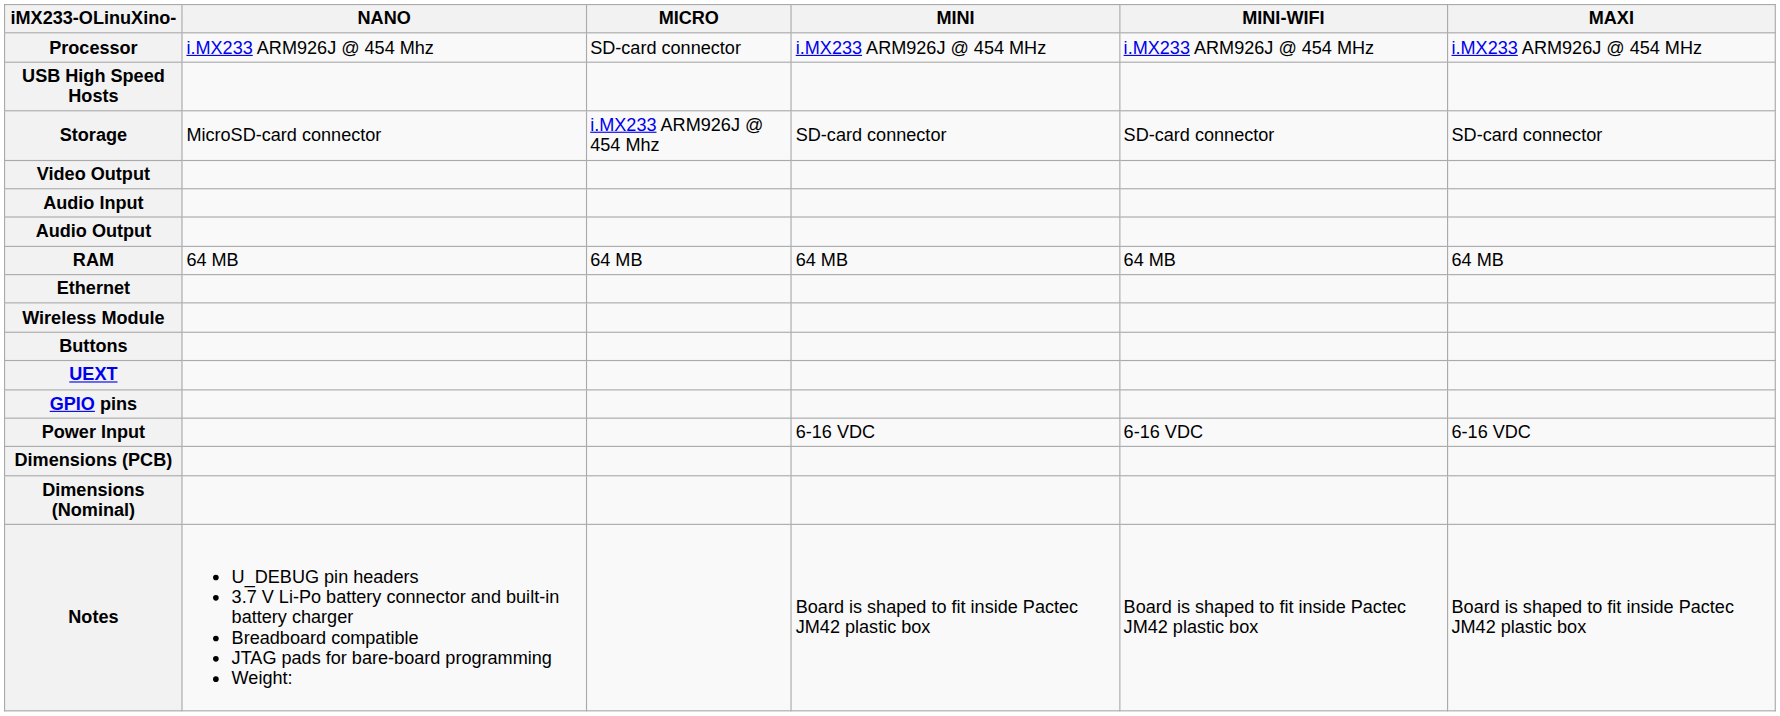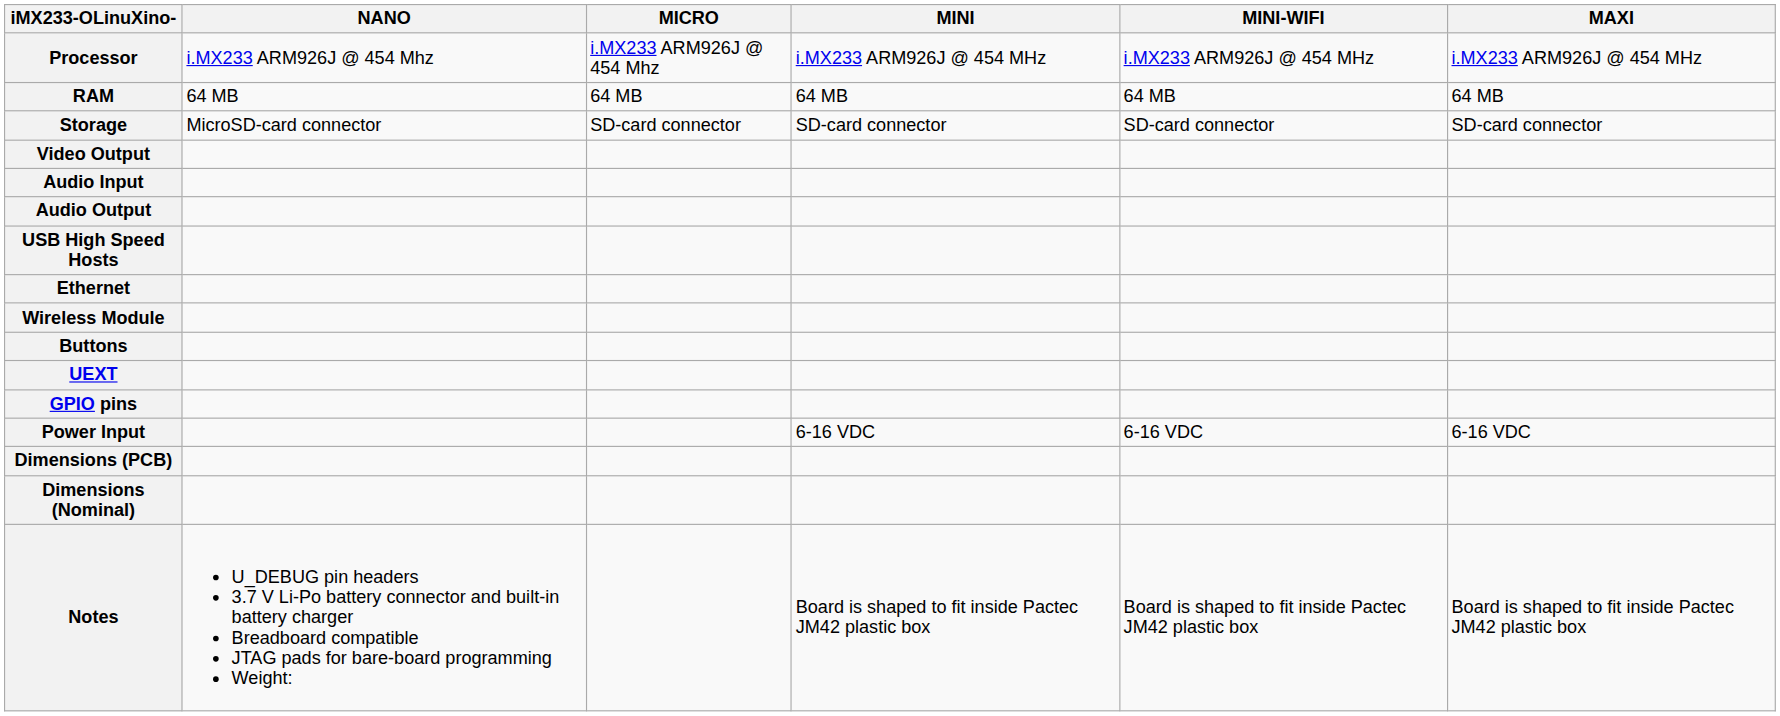(666, 47) SD-card connector -> (677, 57) i.MX233 ARM926J @ 454 Mhz
rows swapped: (93, 260) <-> (93, 86)
(677, 135) i.MX233 ARM926J @ 454 Mhz -> (666, 125) SD-card connector
